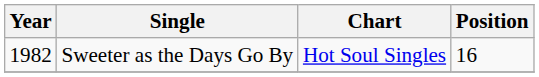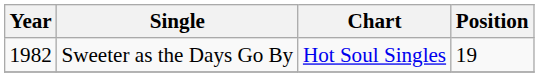(466, 54) 16 -> (466, 54) 19
